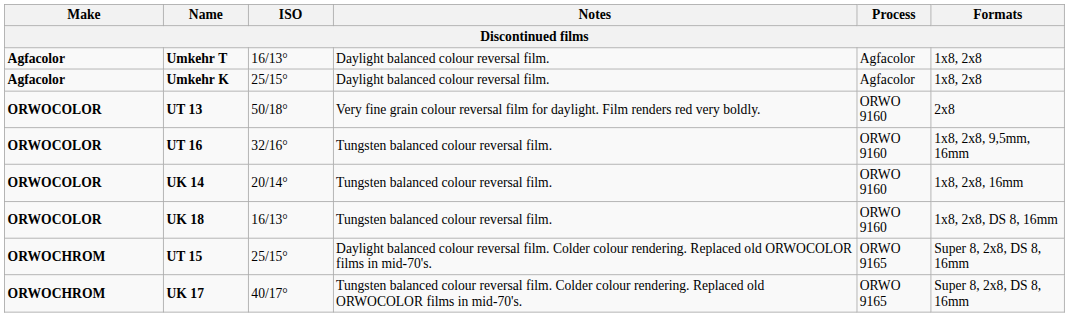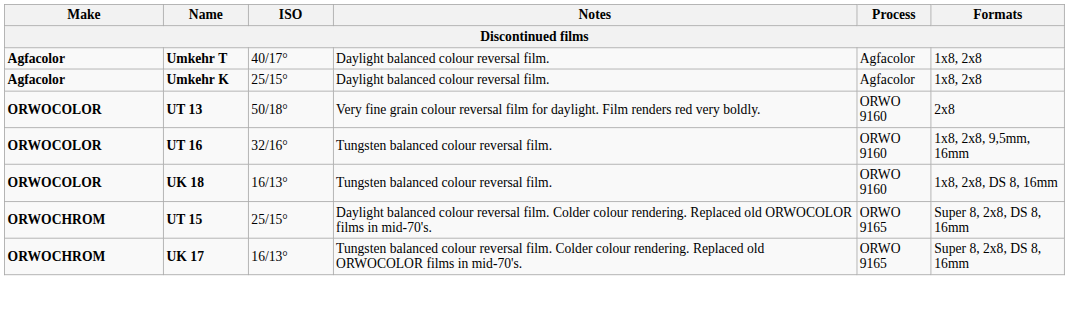(270, 58) 16/13° -> (270, 58) 40/17°
- row: (185, 182)
(270, 293) 40/17° -> (270, 256) 16/13°
